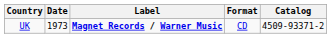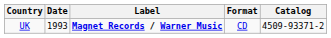(57, 26) 1973 -> (57, 26) 1993
